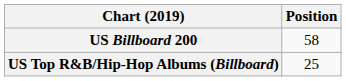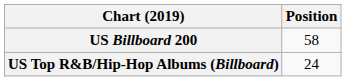(312, 64) 25 -> (312, 64) 24
